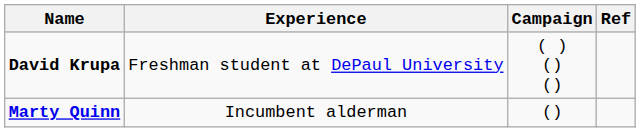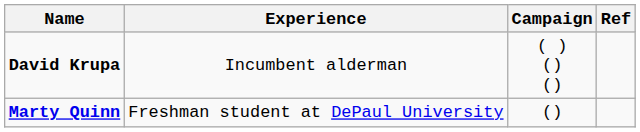(316, 65) Freshman student at DePaul University -> (316, 65) Incumbent alderman
(316, 113) Incumbent alderman -> (316, 113) Freshman student at DePaul University
